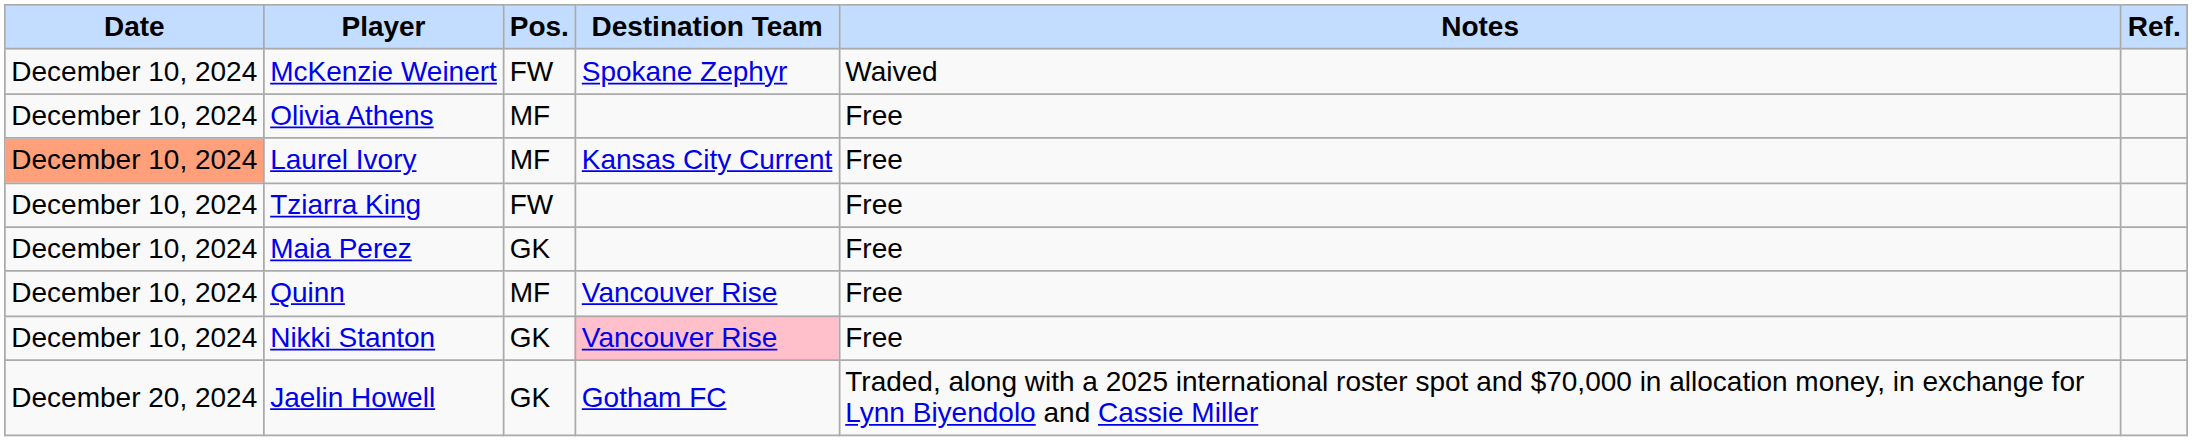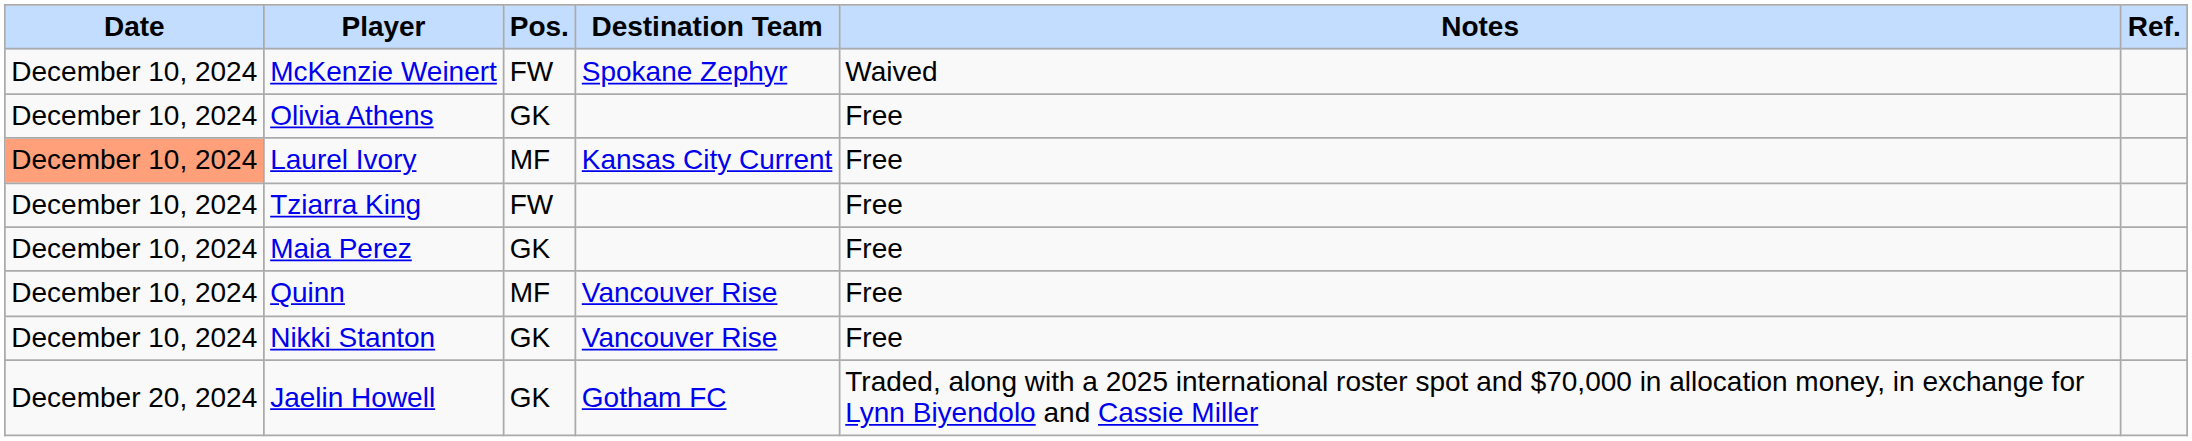(530, 115) MF -> (530, 115) GK
(680, 337) pink background -> (680, 337) no background
